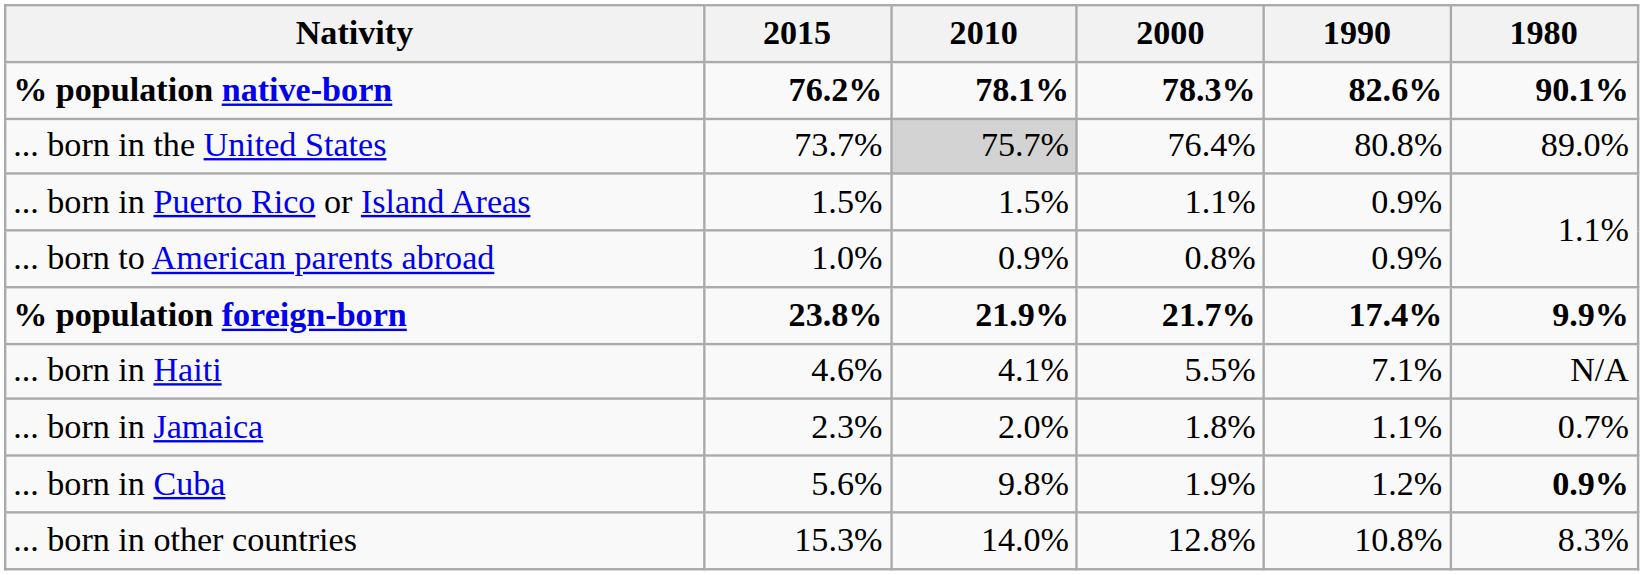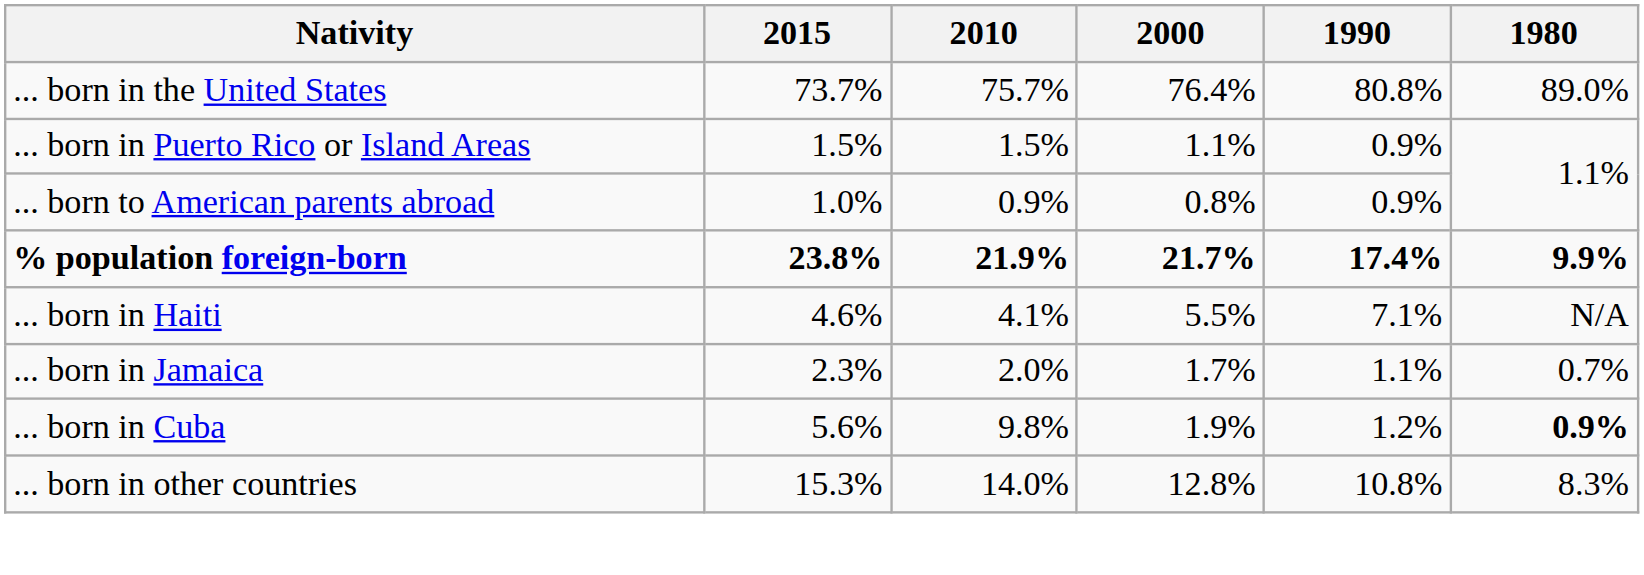- row: (203, 89)
(1025, 145) lightgrey background -> (1025, 89) no background
(1220, 427) 1.8% -> (1220, 370) 1.7%
